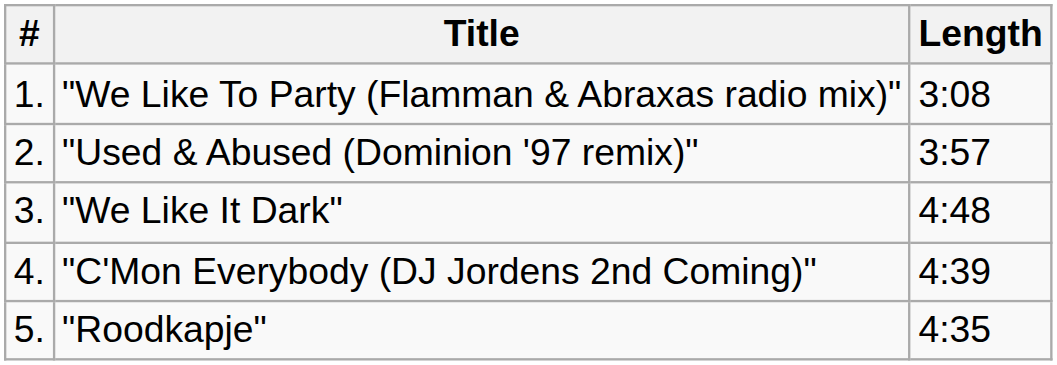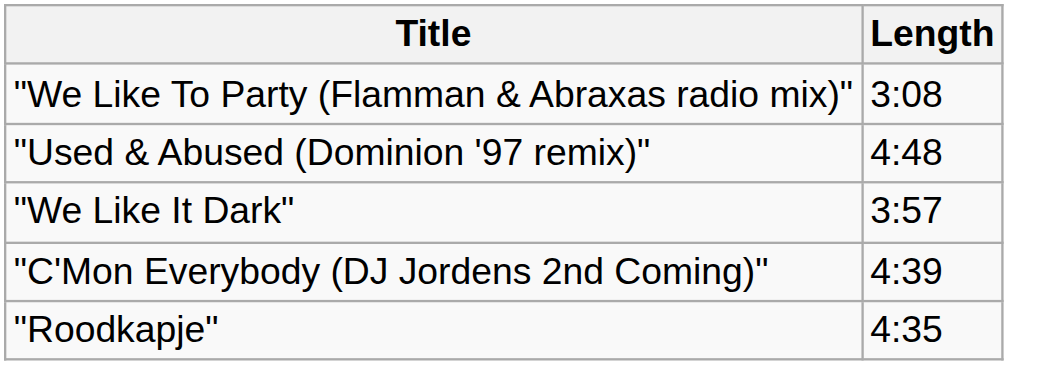- column: (29, 34)
(955, 152) 3:57 -> (907, 152) 4:48
(955, 211) 4:48 -> (907, 211) 3:57
